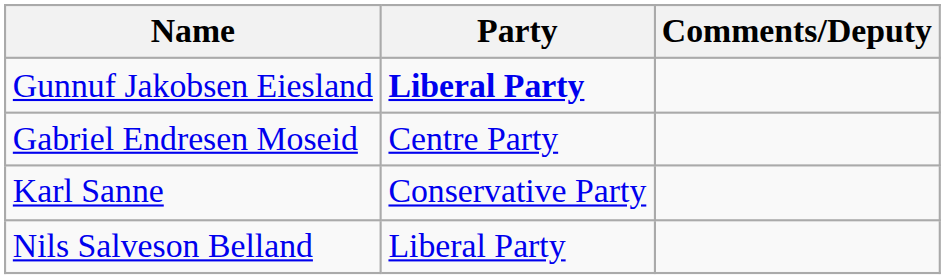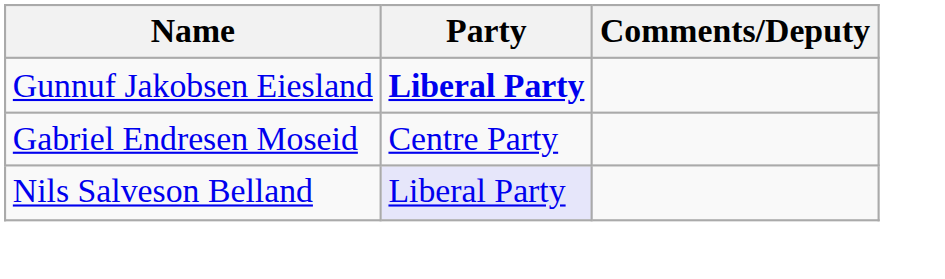- row: (88, 191)
(477, 245) no background -> (477, 191) lavender background
